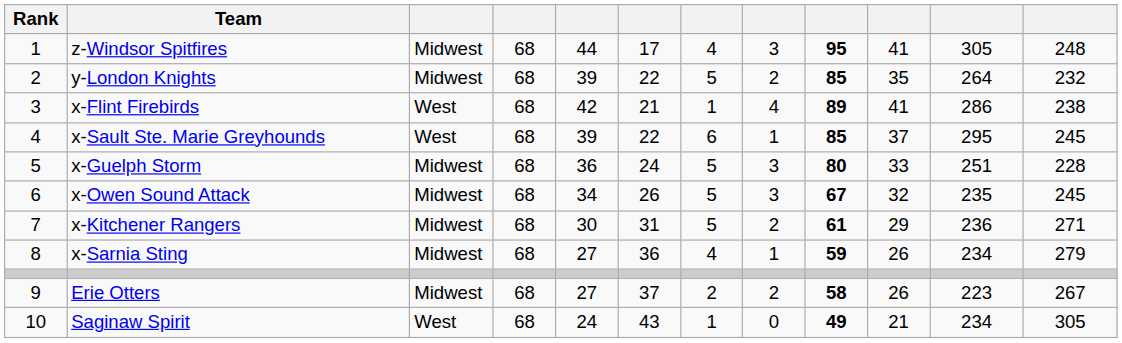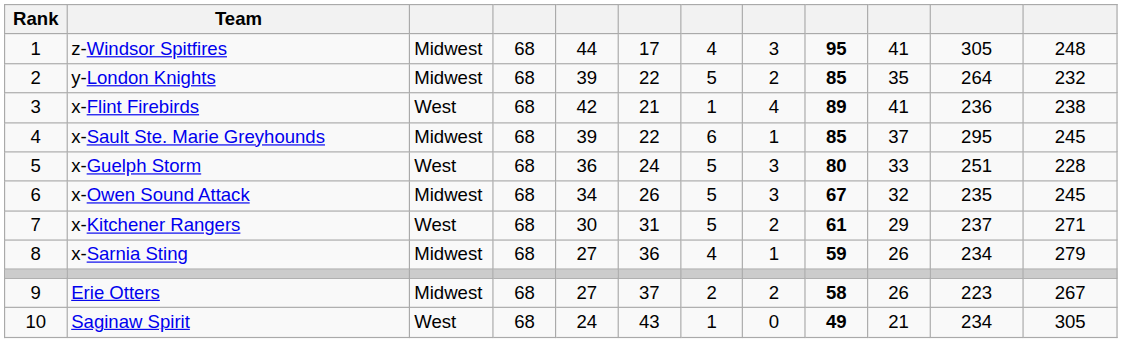(977, 107) 286 -> (977, 107) 236
(435, 136) West -> (448, 136) Midwest
(448, 166) Midwest -> (435, 166) West
(448, 225) Midwest -> (435, 225) West
(977, 225) 236 -> (977, 225) 237
